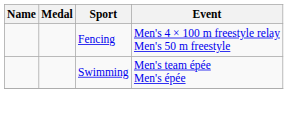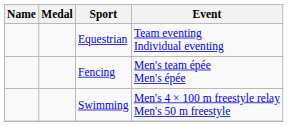+ row: (103, 40)
(207, 40) Men's 4 × 100 m freestyle relay Men's 50 m freestyle -> (172, 72) Men's team épée Men's épée
(172, 72) Men's team épée Men's épée -> (207, 105) Men's 4 × 100 m freestyle relay Men's 50 m freestyle
